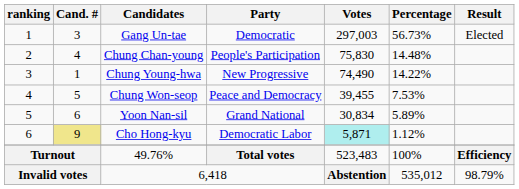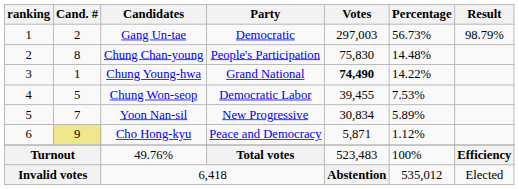(77, 34) 3 -> (77, 34) 2
(484, 34) Elected -> (484, 34) 98.79%
(77, 54) 4 -> (77, 54) 8
(265, 74) New Progressive -> (265, 74) Grand National
(357, 74) normal -> (357, 74) bold
(265, 94) Peace and Democracy -> (265, 94) Democratic Labor
(77, 114) 6 -> (77, 114) 7
(265, 114) Grand National -> (265, 114) New Progressive
(265, 134) Democratic Labor -> (265, 134) Peace and Democracy
(357, 134) paleturquoise background -> (357, 134) no background
(484, 174) 98.79% -> (484, 174) Elected
